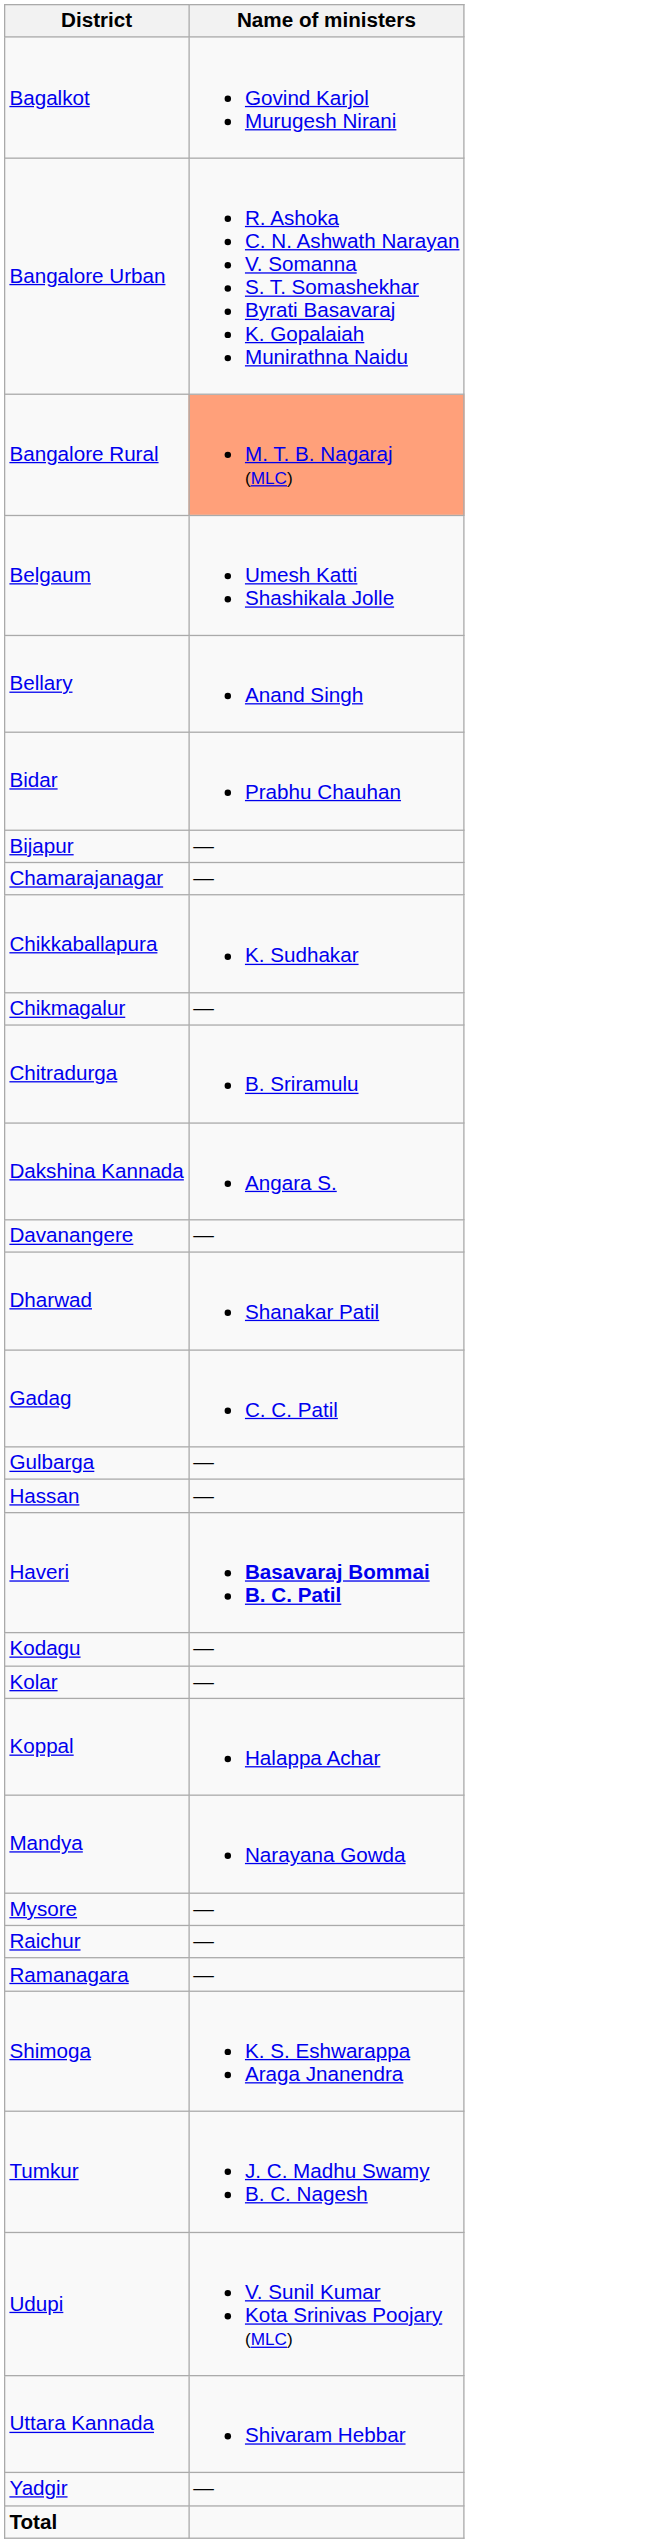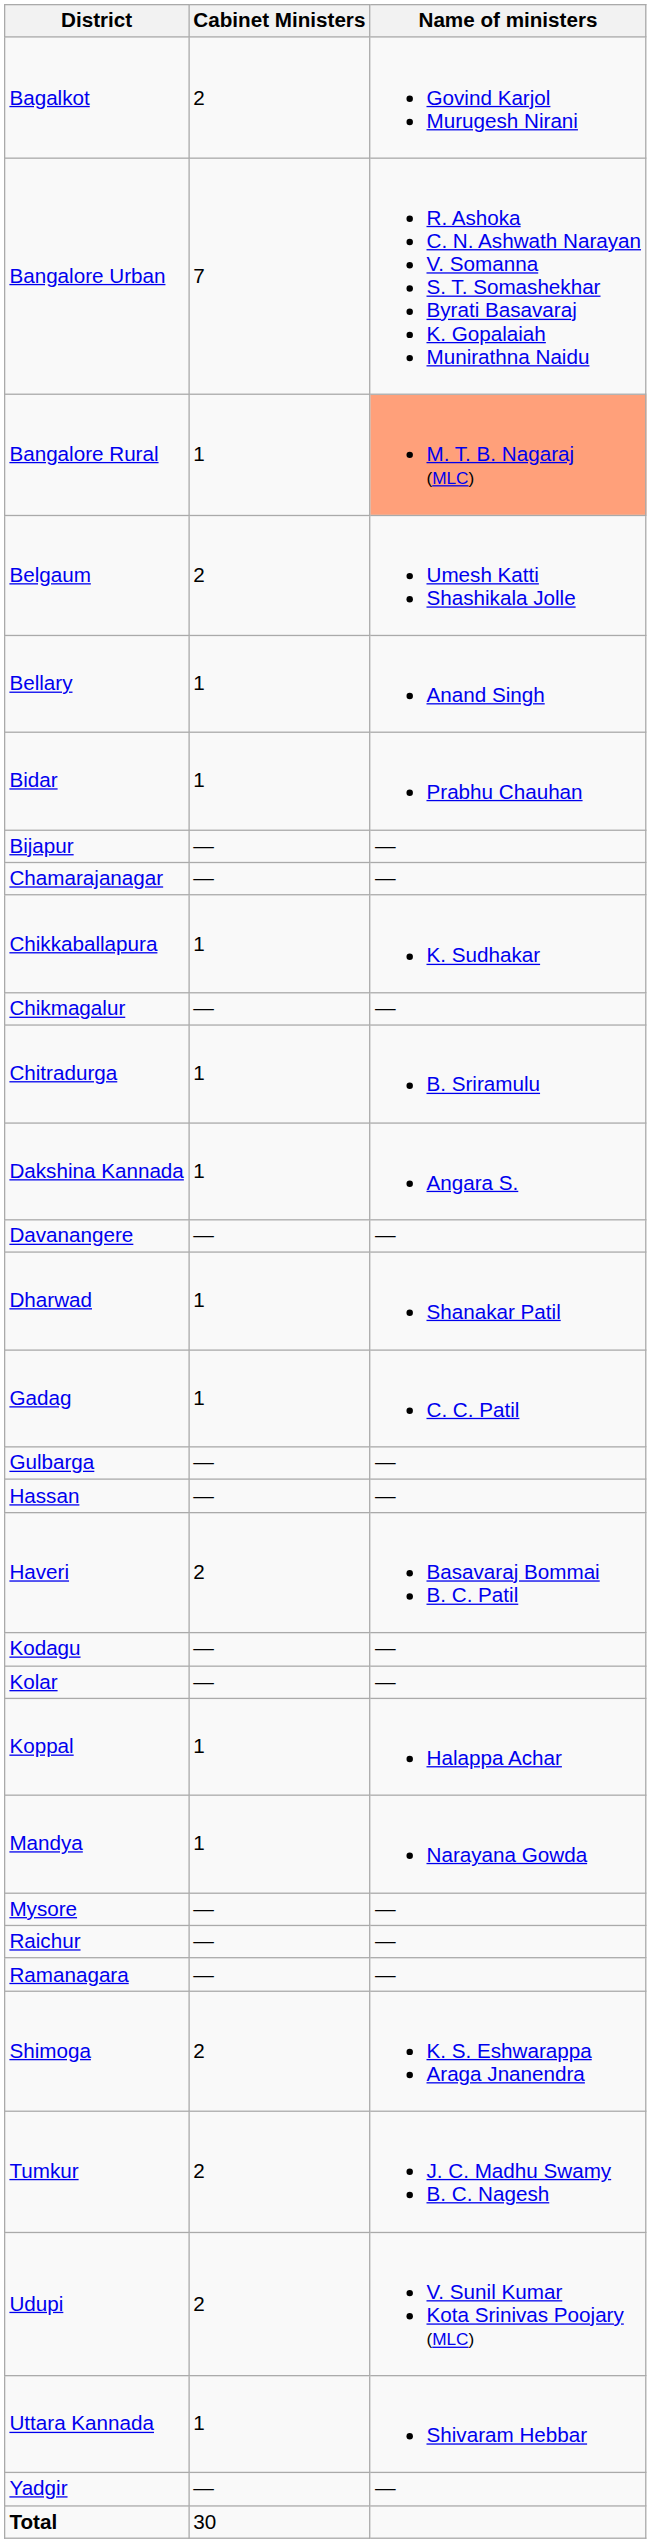+ column: (279, 20)
(326, 1584) bold -> (508, 1584) normal
